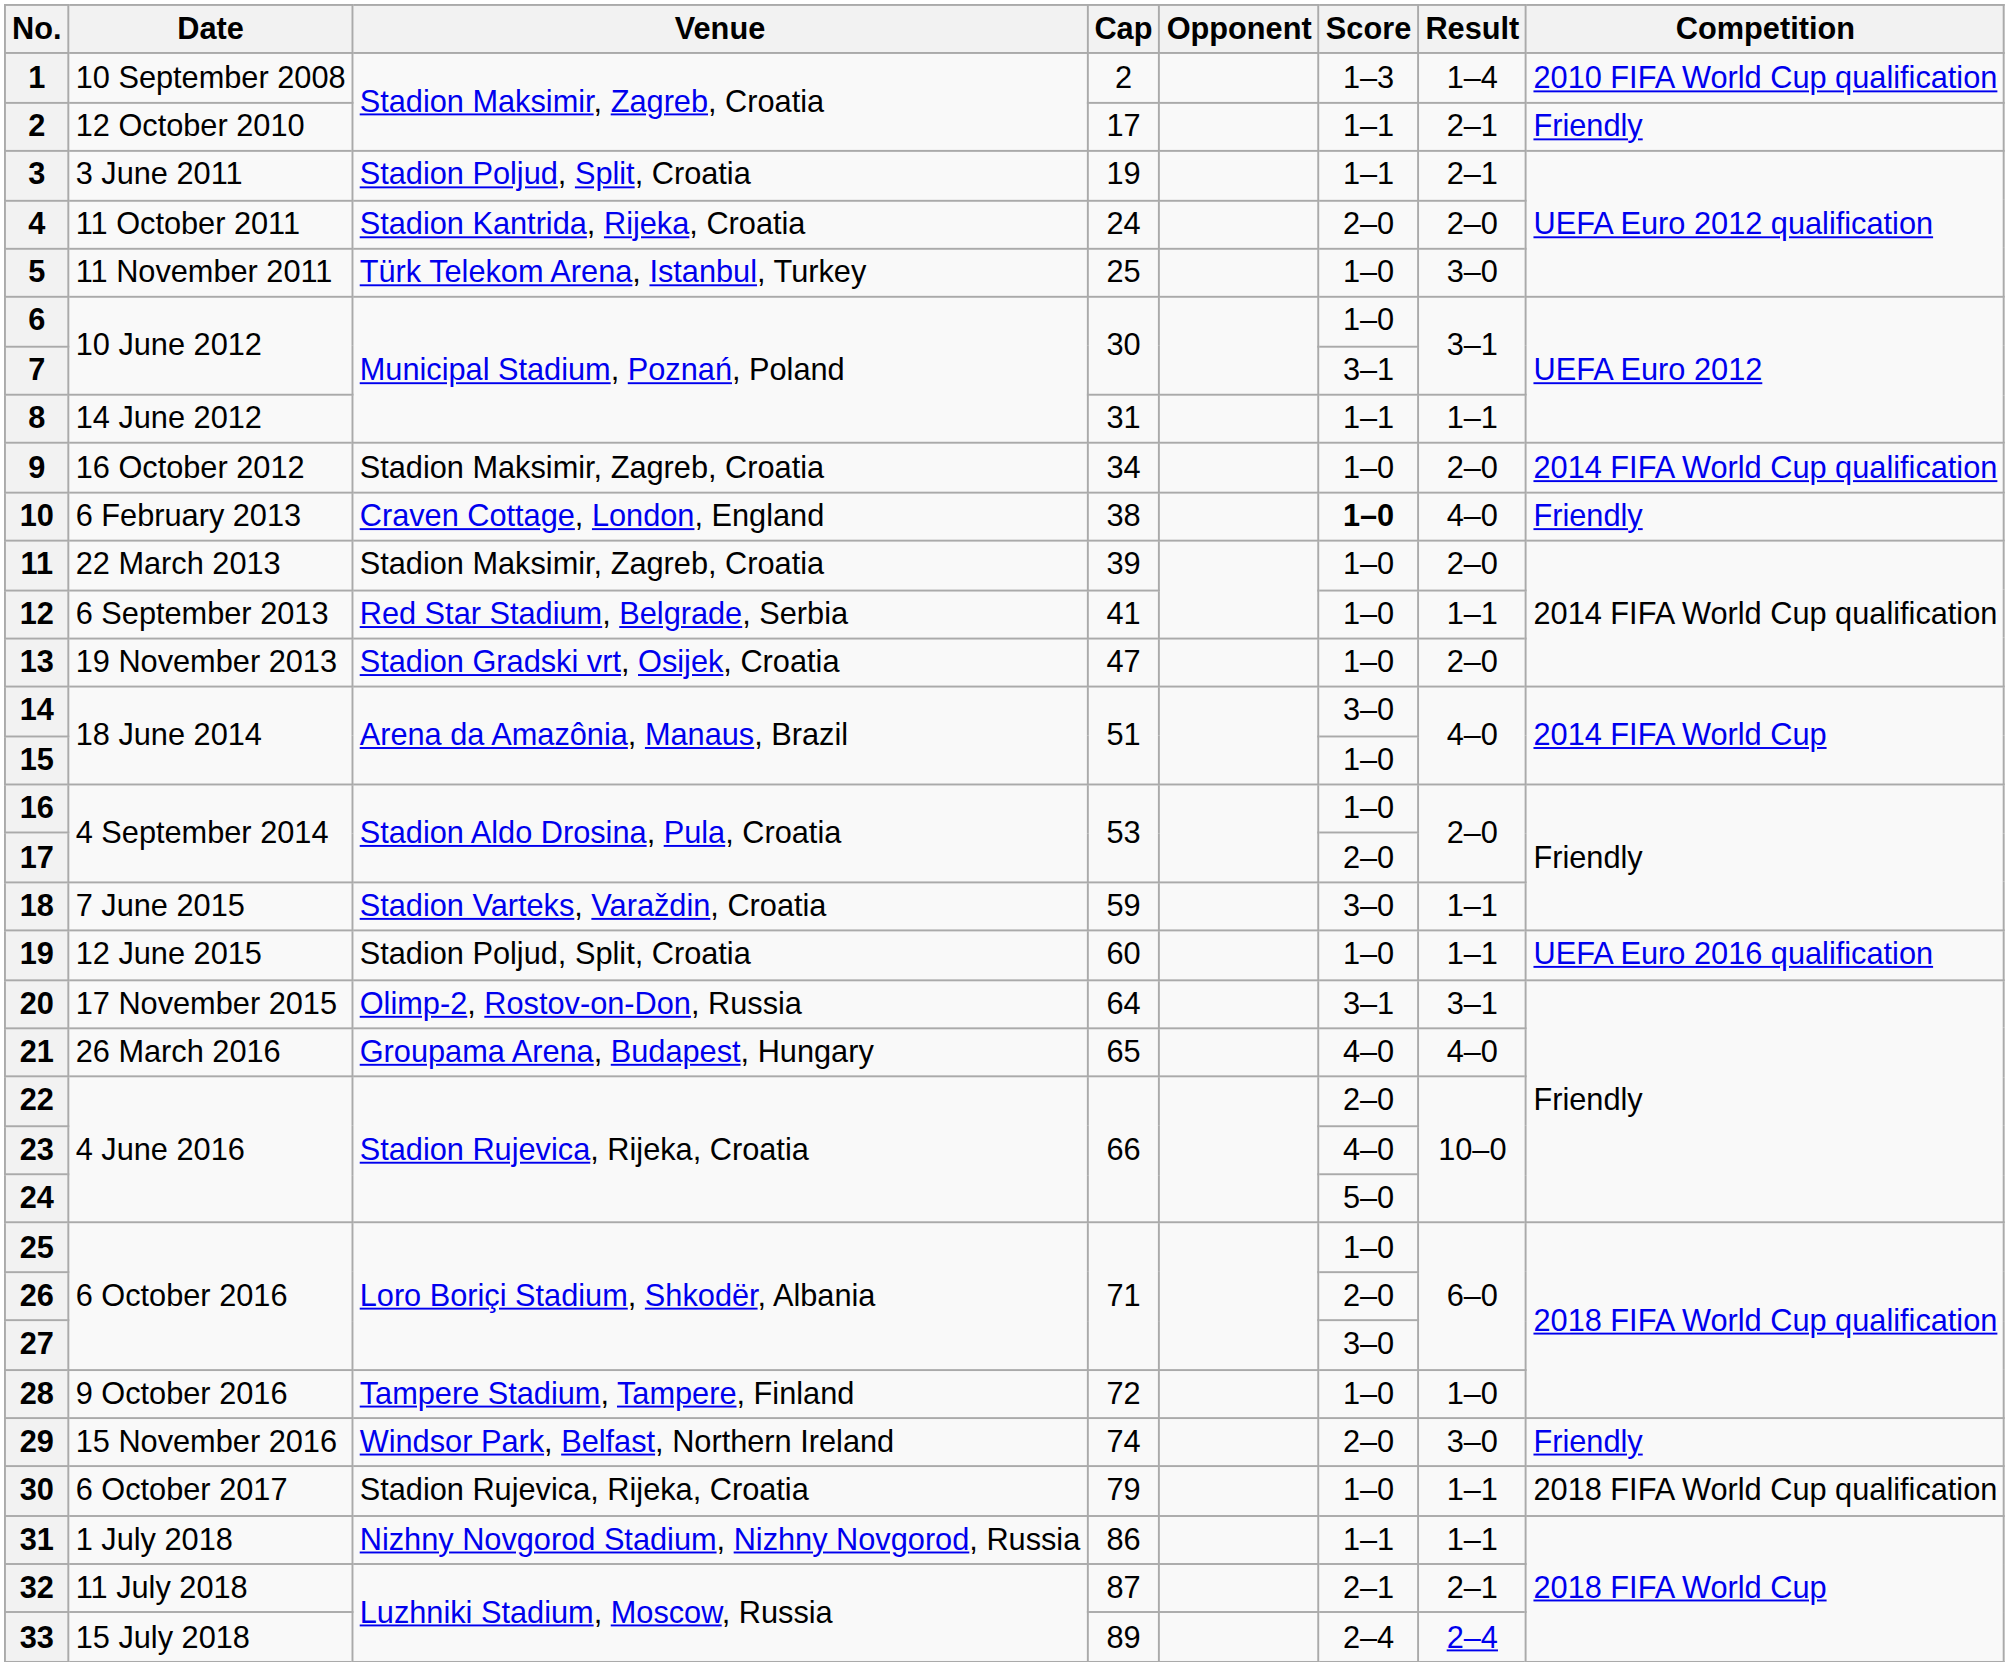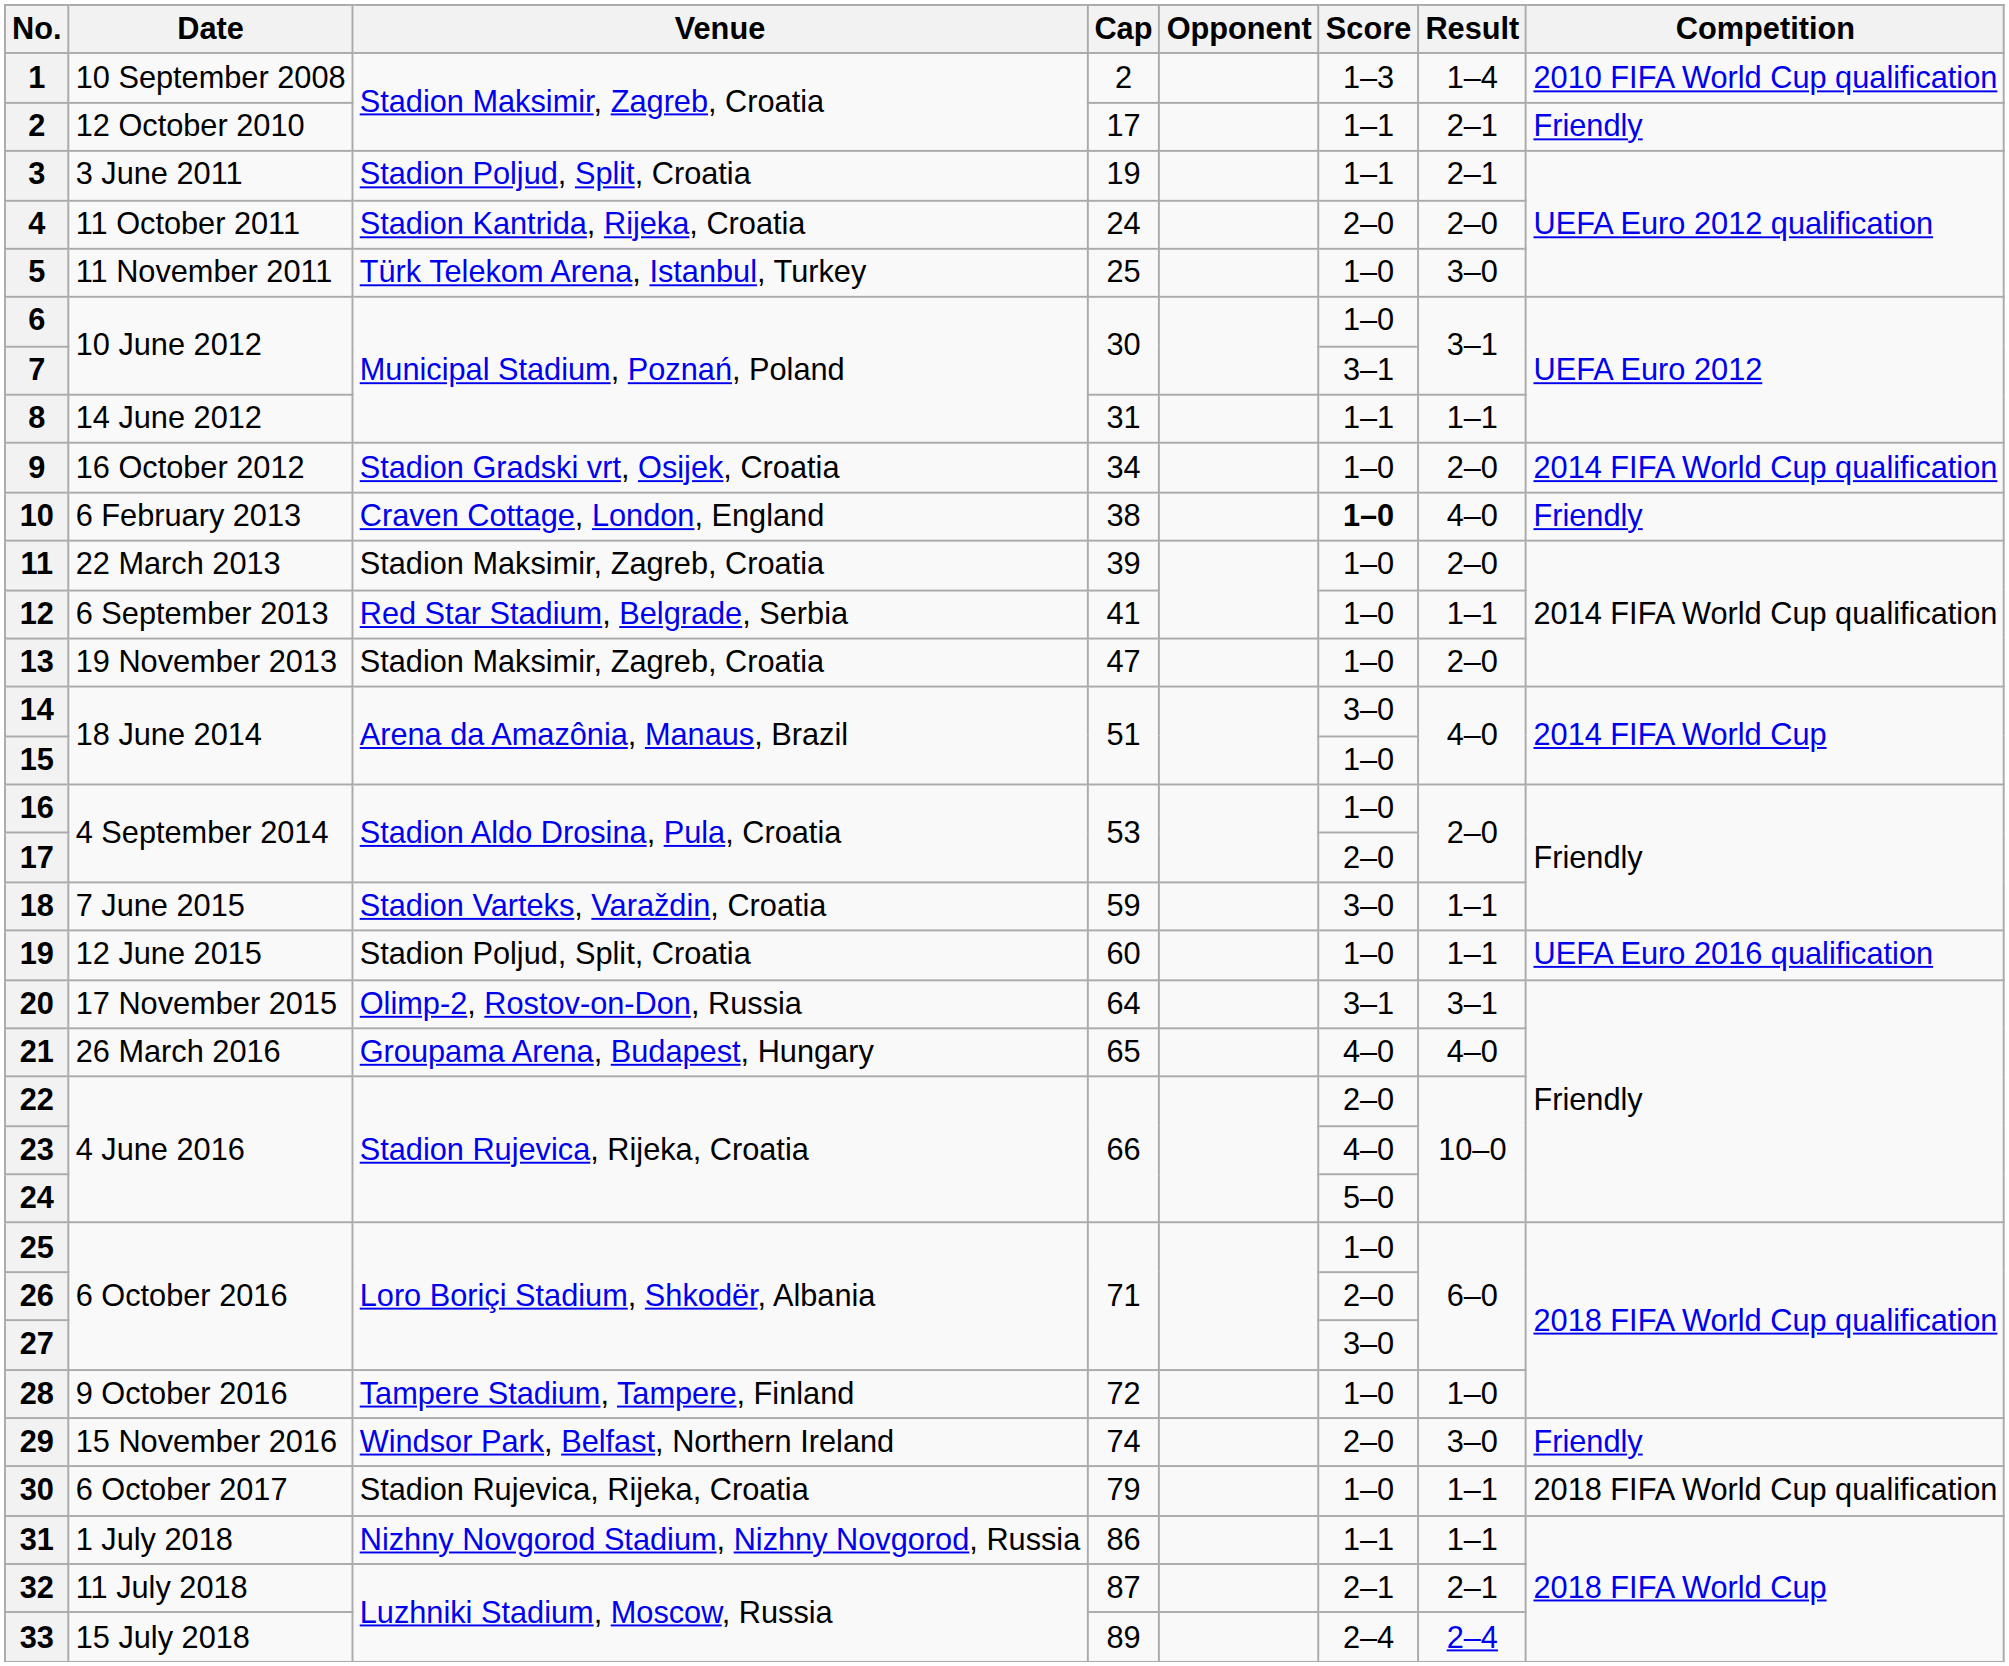(592, 467) Stadion Maksimir, Zagreb, Croatia -> (600, 467) Stadion Gradski vrt, Osijek, Croatia
(600, 662) Stadion Gradski vrt, Osijek, Croatia -> (592, 662) Stadion Maksimir, Zagreb, Croatia
